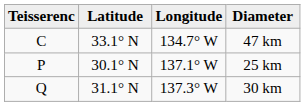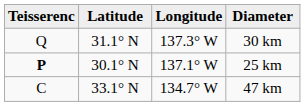rows swapped: (263, 40) <-> (263, 88)
(41, 64) normal -> (41, 64) bold
